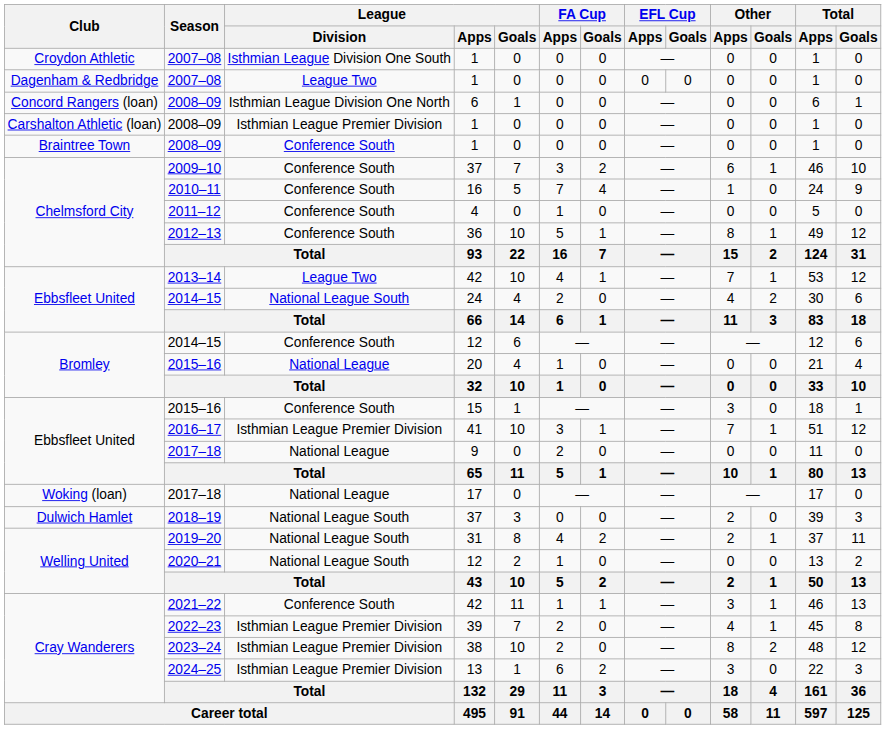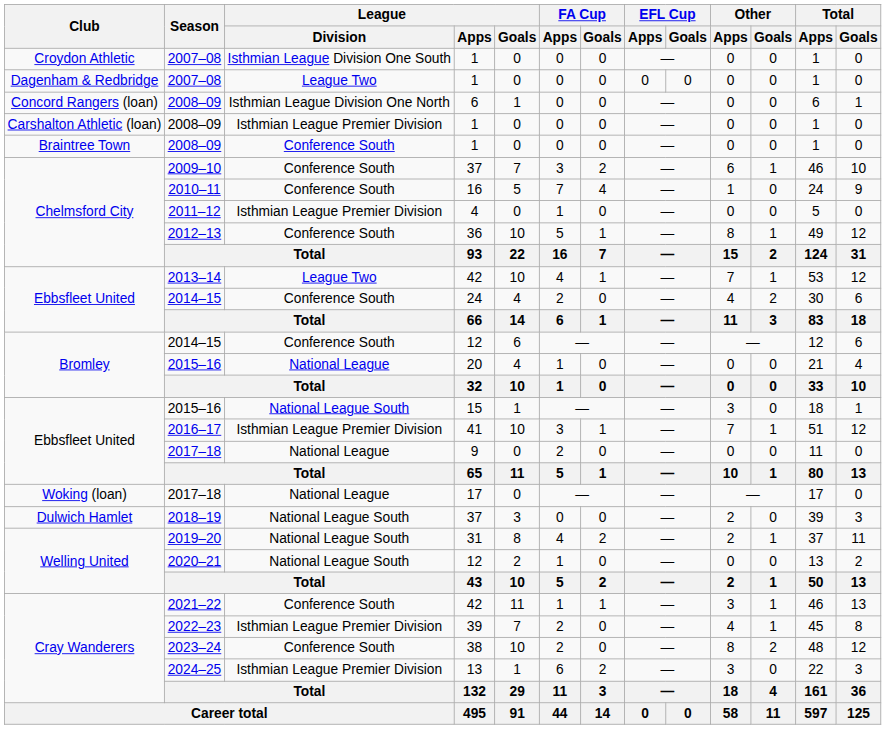(339, 211) Conference South -> (339, 211) Isthmian League Premier Division
(339, 299) National League South -> (339, 299) Conference South
(339, 408) Conference South -> (339, 408) National League South
(339, 648) Isthmian League Premier Division -> (339, 648) Conference South
